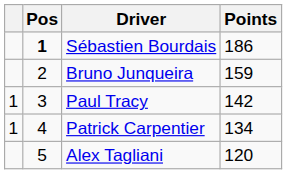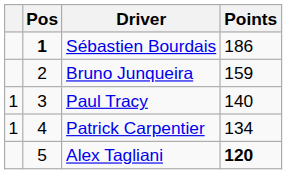(239, 101) 142 -> (239, 101) 140
(239, 156) normal -> (239, 156) bold
